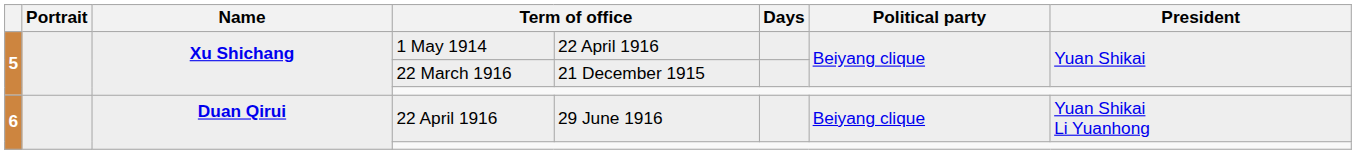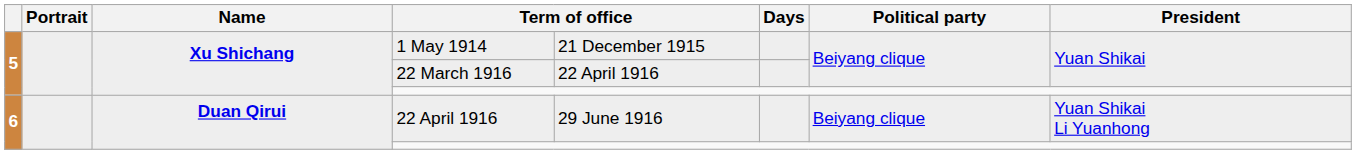(608, 45) 22 April 1916 -> (631, 45) 21 December 1915
(631, 73) 21 December 1915 -> (608, 73) 22 April 1916
